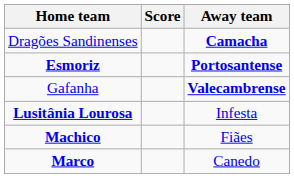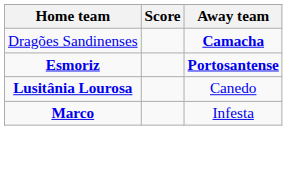- row: (73, 88)
(237, 112) Infesta -> (233, 88) Canedo
- row: (73, 137)
(237, 161) Canedo -> (233, 112) Infesta
